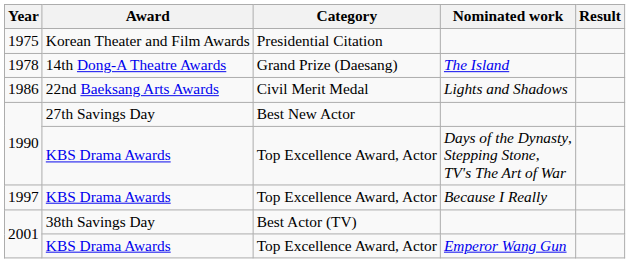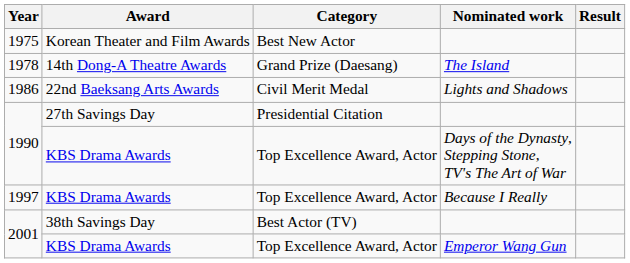(320, 41) Presidential Citation -> (306, 41) Best New Actor
(306, 114) Best New Actor -> (320, 114) Presidential Citation
